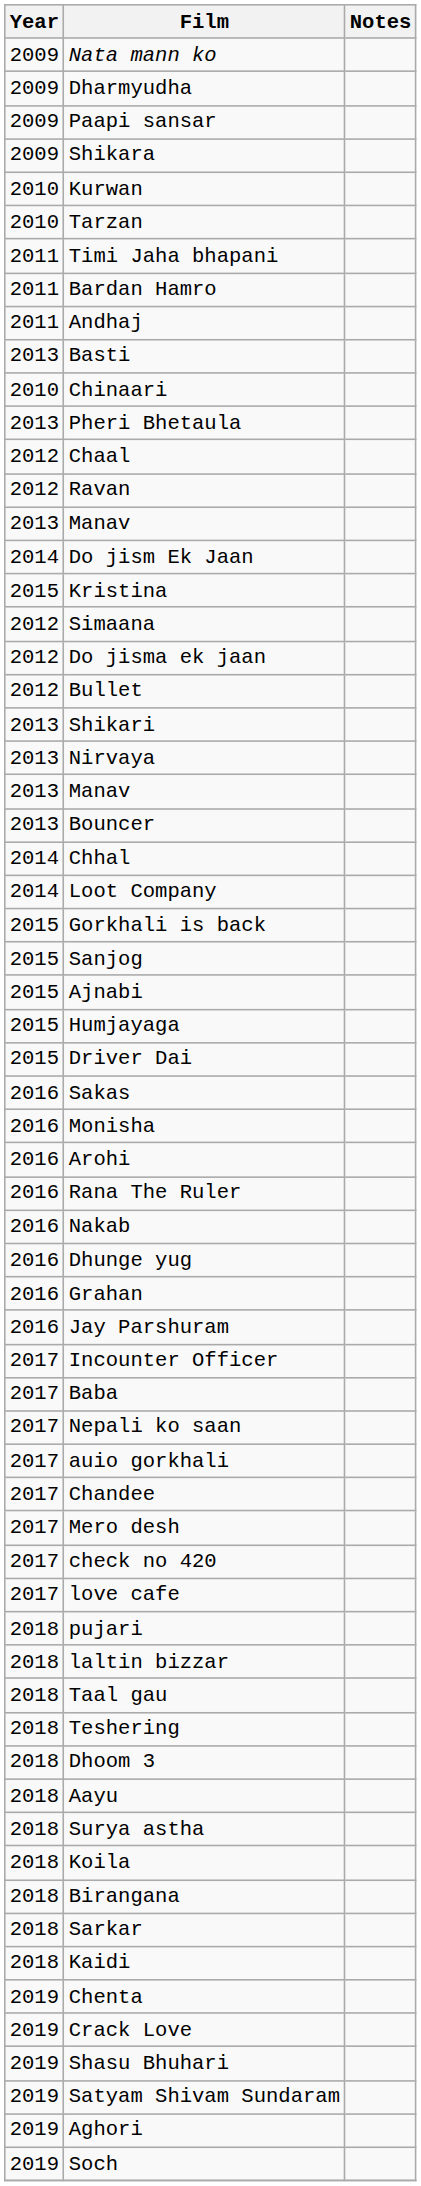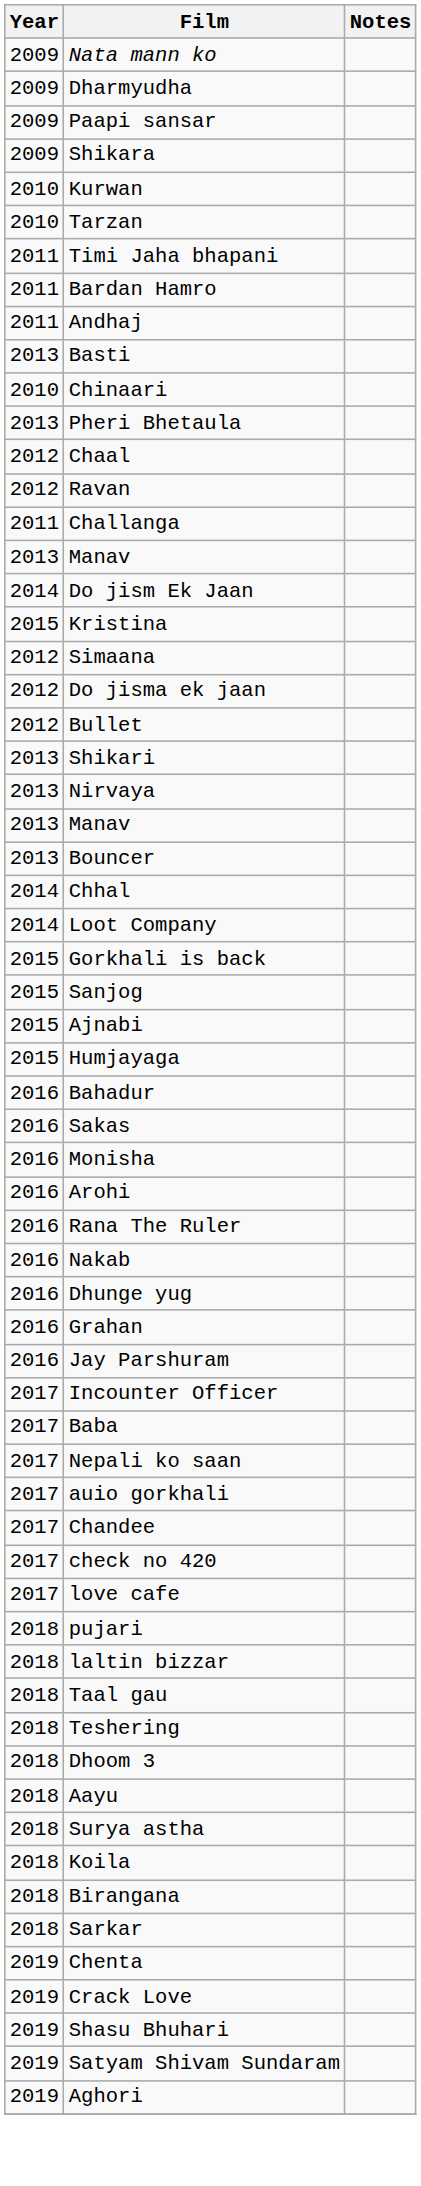+ row: (34, 524)
- row: (34, 1059)
+ row: (34, 1093)
- row: (34, 1528)
- row: (34, 1963)
- row: (34, 2164)
